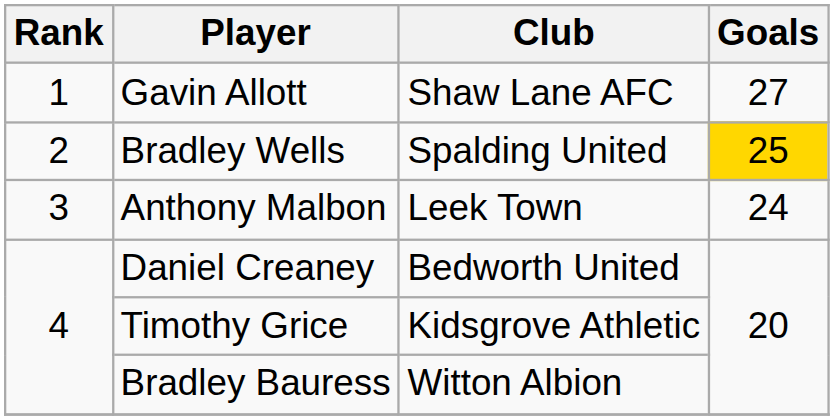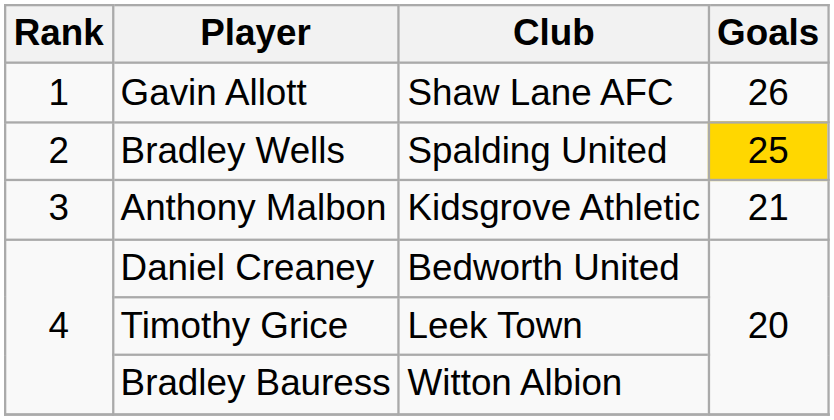(768, 92) 27 -> (768, 92) 26
(495, 208) Leek Town -> (554, 208) Kidsgrove Athletic
(768, 208) 24 -> (768, 208) 21
(554, 325) Kidsgrove Athletic -> (495, 325) Leek Town
